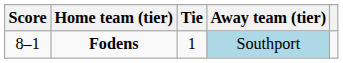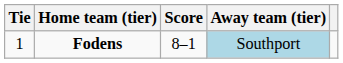columns swapped: (192, 17) <-> (28, 17)
